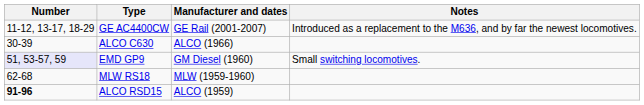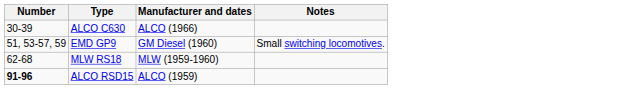- row: (134, 28)
(36, 60) lavender background -> (36, 44) no background
